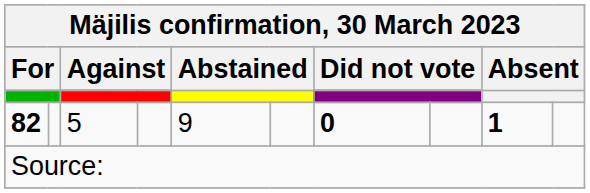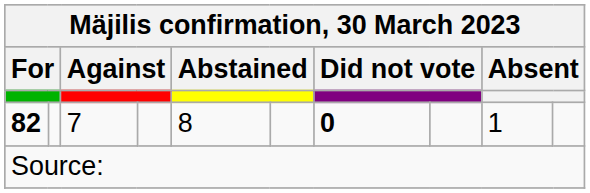(74, 123) 5 -> (74, 123) 7
(185, 123) 9 -> (185, 123) 8
(495, 123) bold -> (495, 123) normal
